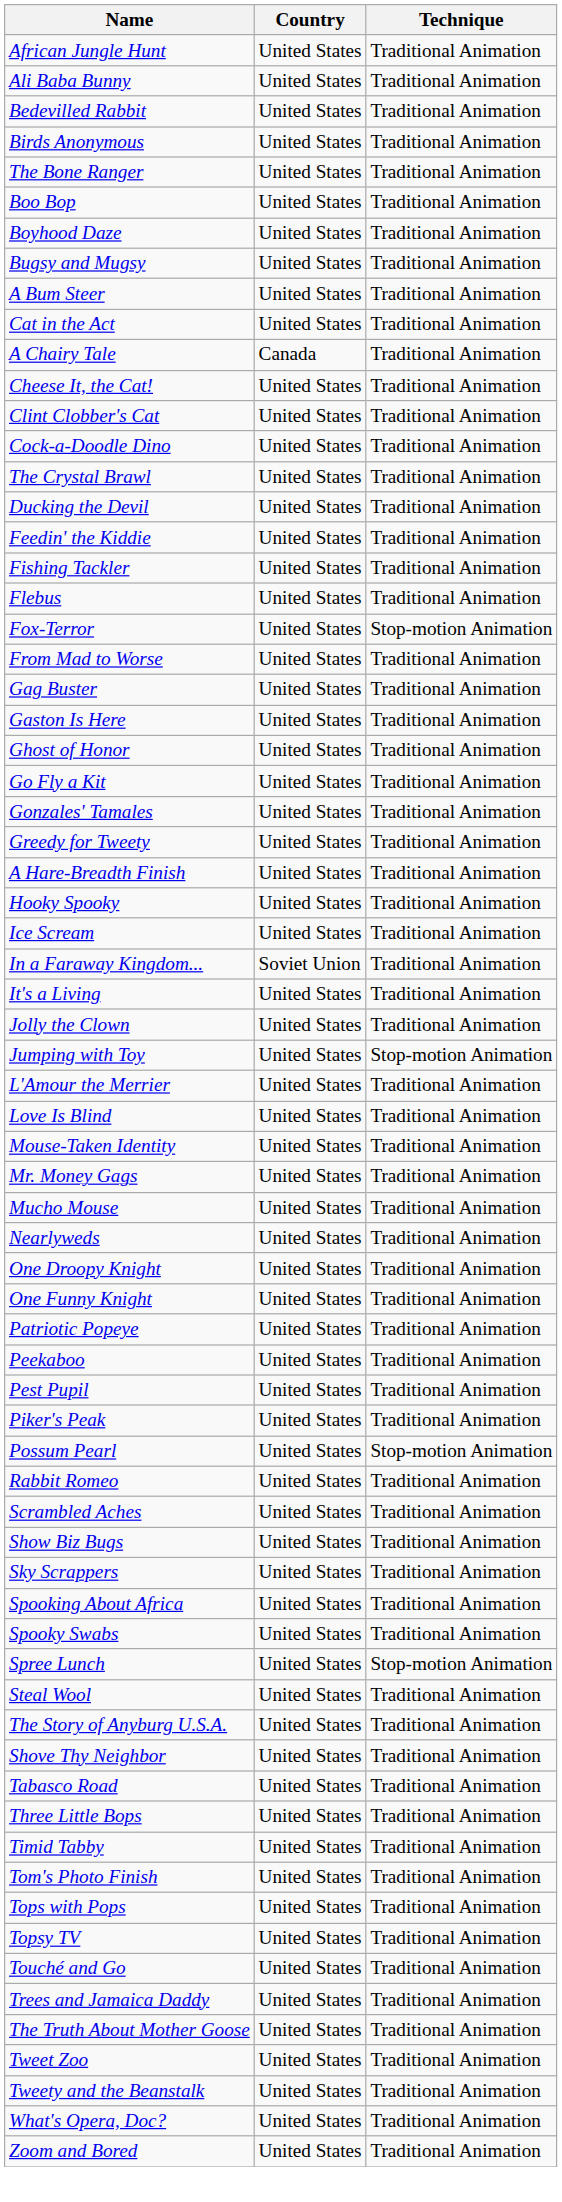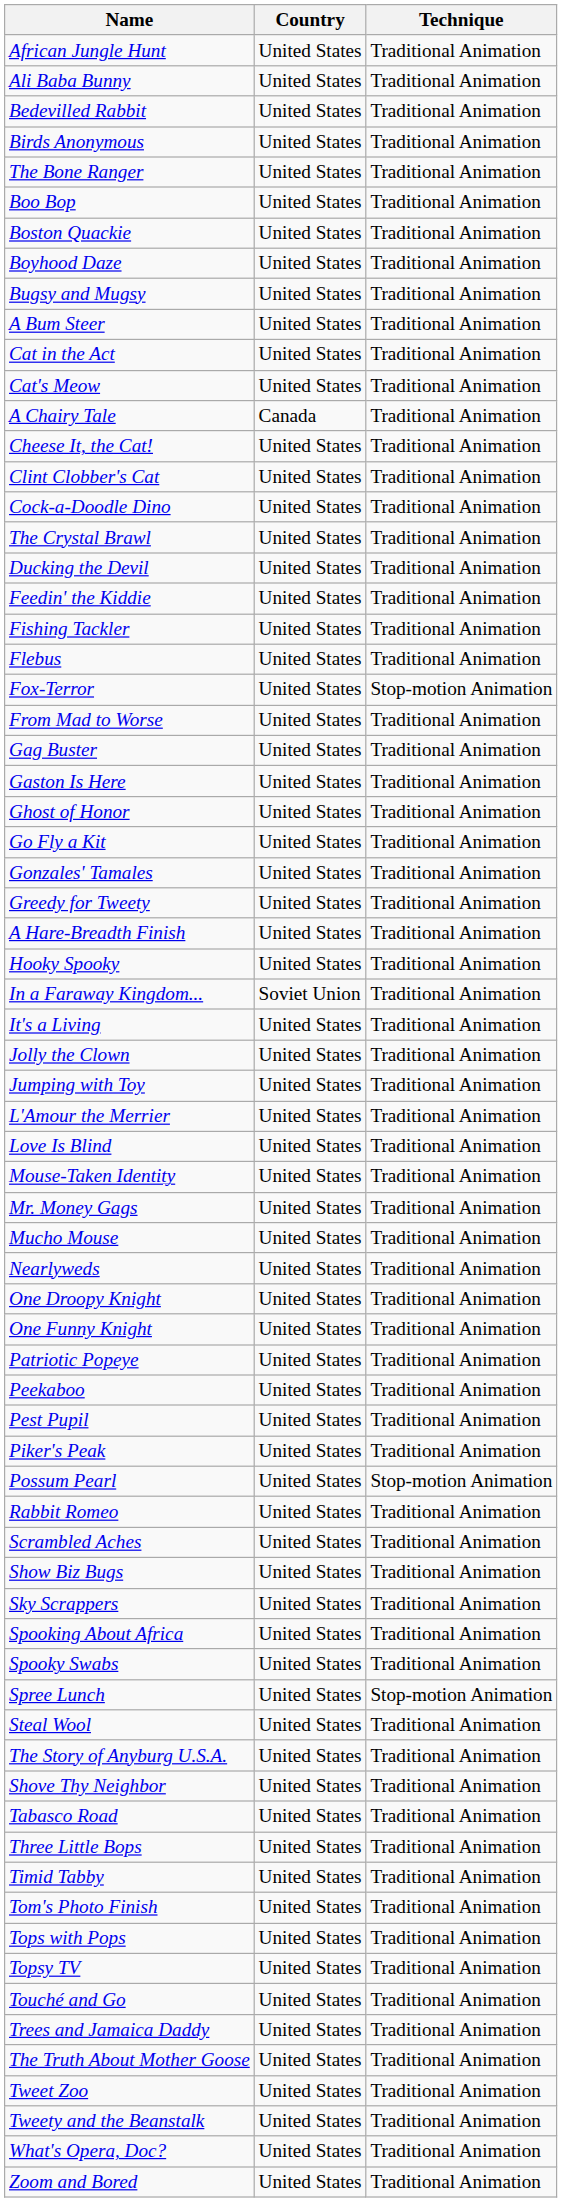+ row: (70, 232)
+ row: (55, 385)
- row: (52, 933)
(461, 1055) Stop-motion Animation -> (456, 1085) Traditional Animation
